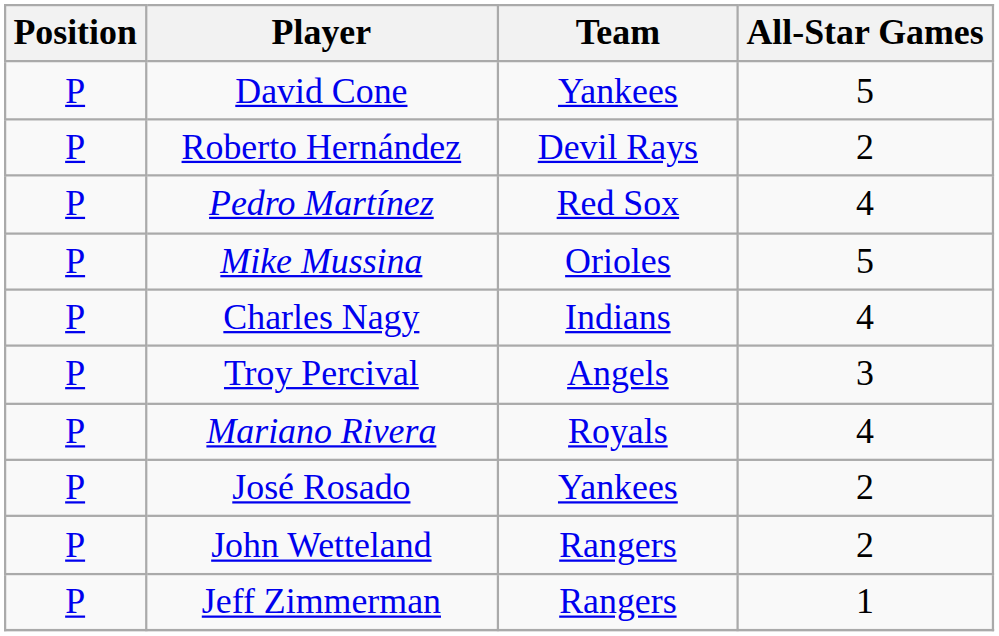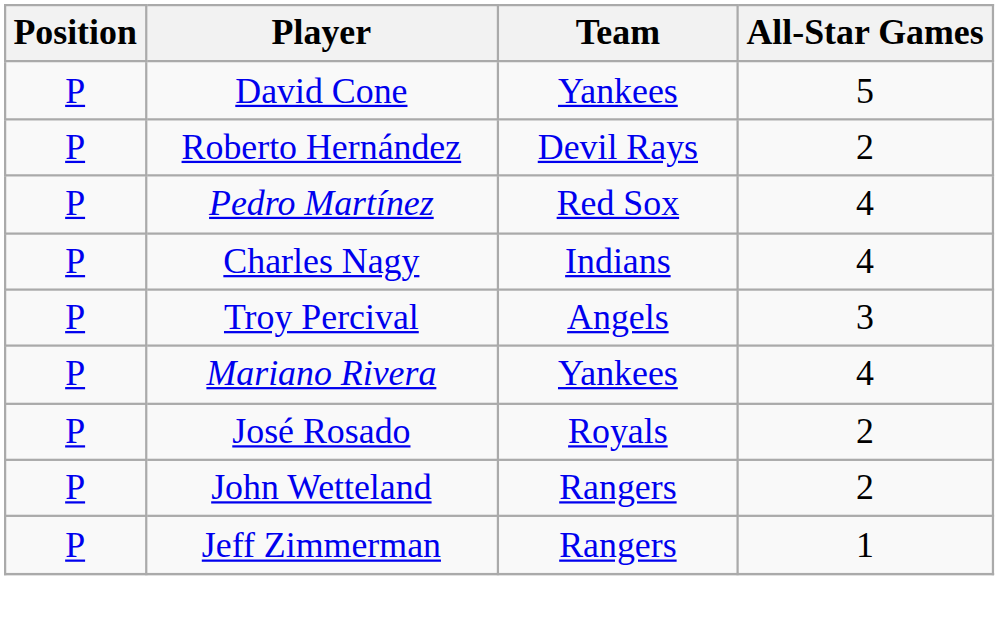- row: (321, 260)
(618, 430) Royals -> (618, 373) Yankees
(618, 487) Yankees -> (618, 430) Royals
